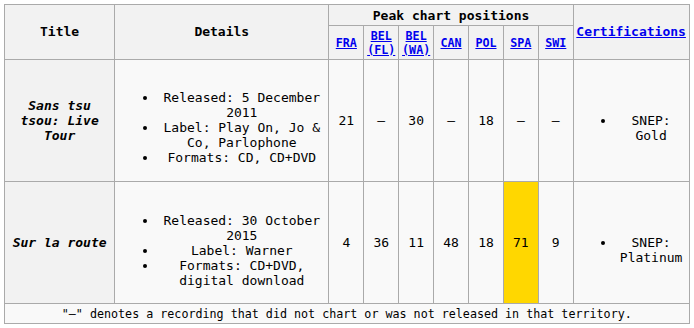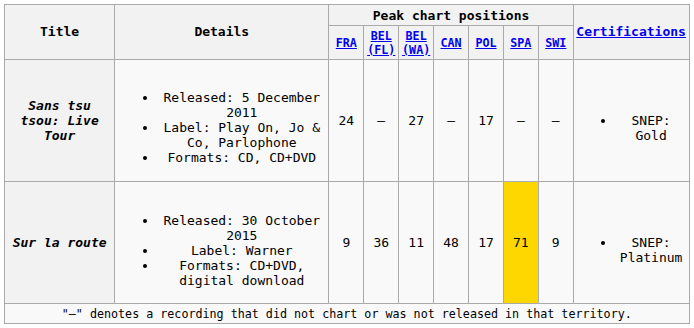(346, 120) 21 -> (346, 120) 24
(416, 120) 30 -> (416, 120) 27
(486, 120) 18 -> (486, 120) 17
(346, 243) 4 -> (346, 243) 9
(486, 243) 18 -> (486, 243) 17
